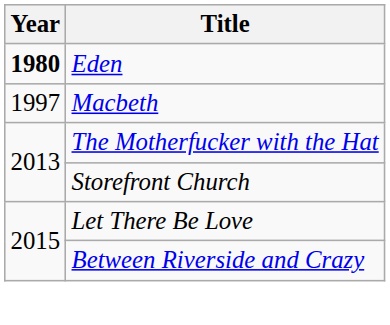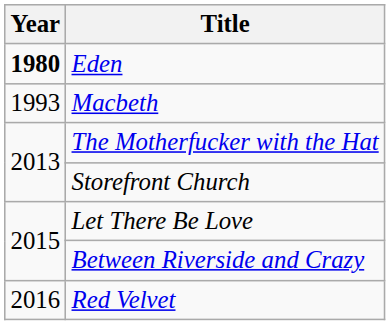(35, 102) 1997 -> (35, 102) 1993
+ row: (124, 299)
